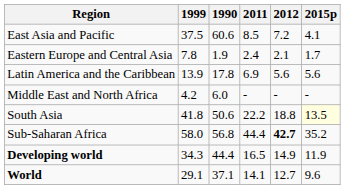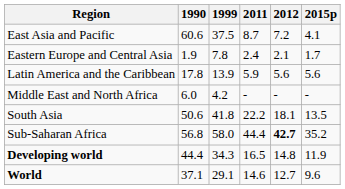columns swapped: (225, 14) <-> (194, 14)
(251, 34) 8.5 -> (251, 34) 8.7
(251, 74) 6.9 -> (251, 74) 5.9
(285, 114) 18.8 -> (285, 114) 18.1
(316, 114) lightyellow background -> (316, 114) no background
(285, 154) 14.9 -> (285, 154) 14.8
(254, 174) 14.1 -> (254, 174) 14.6
